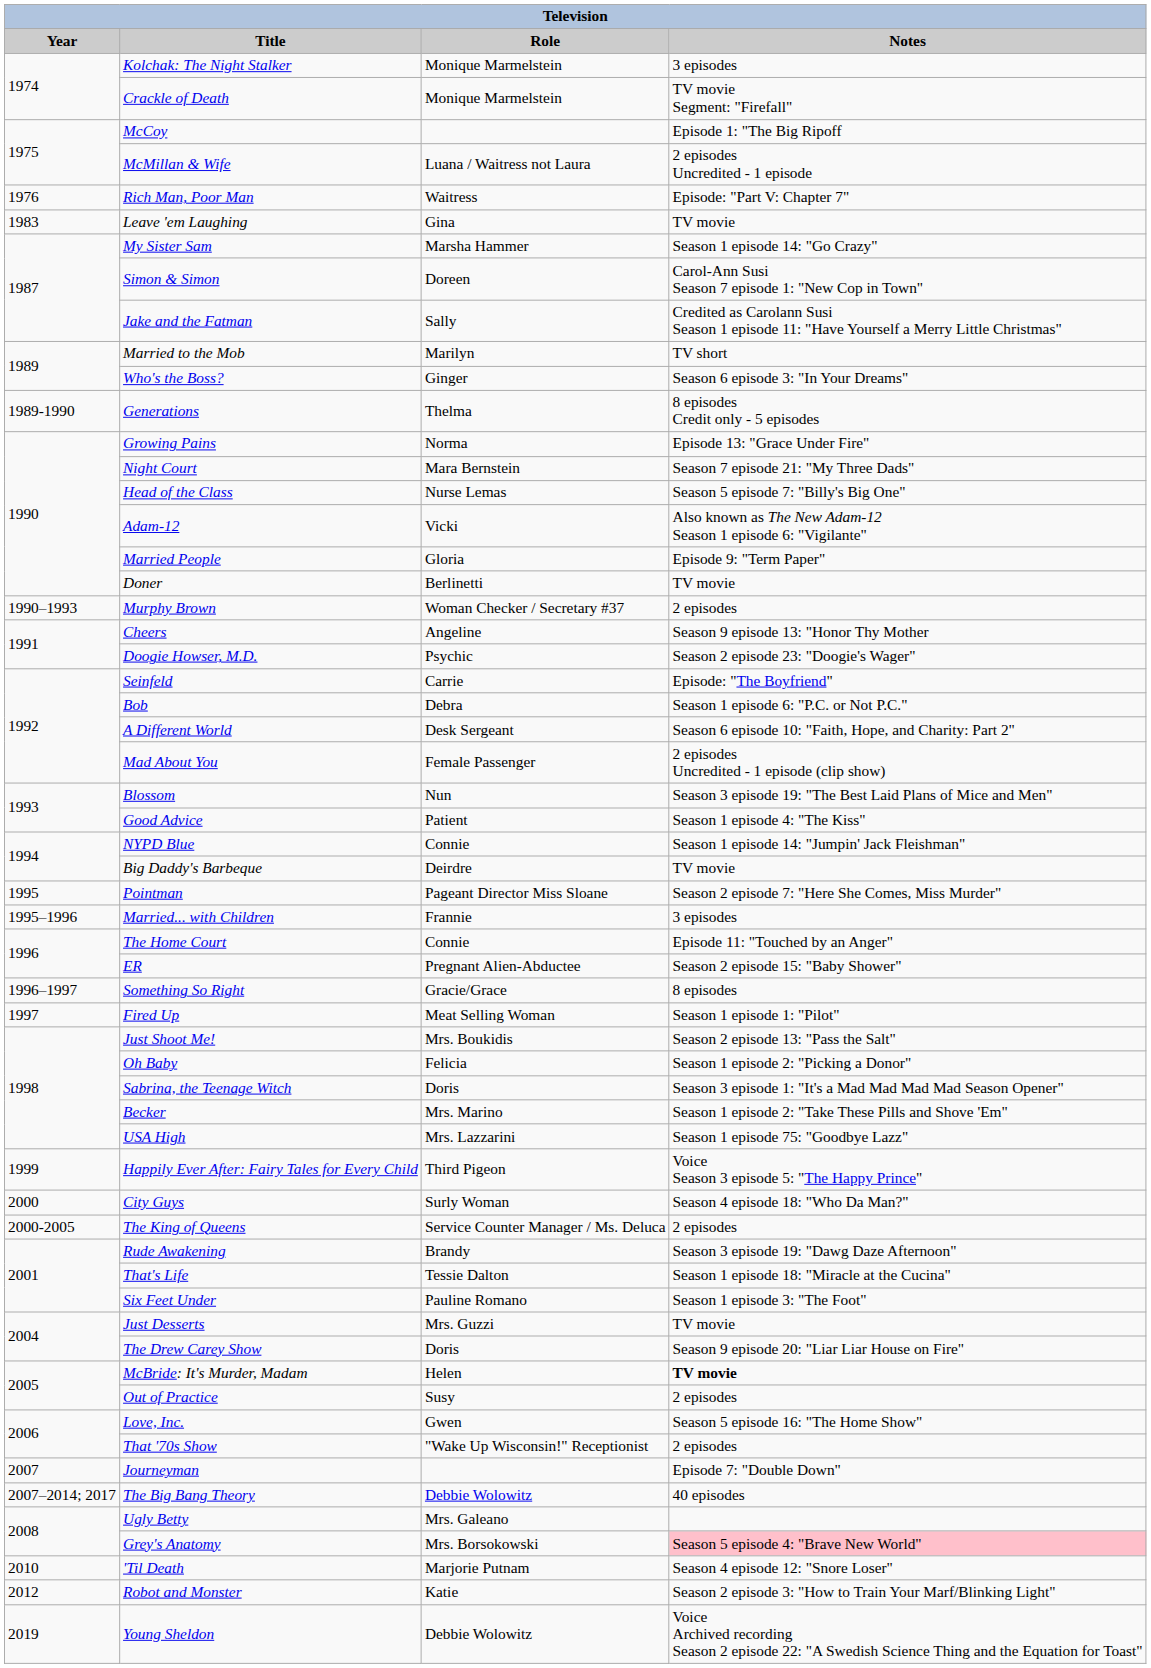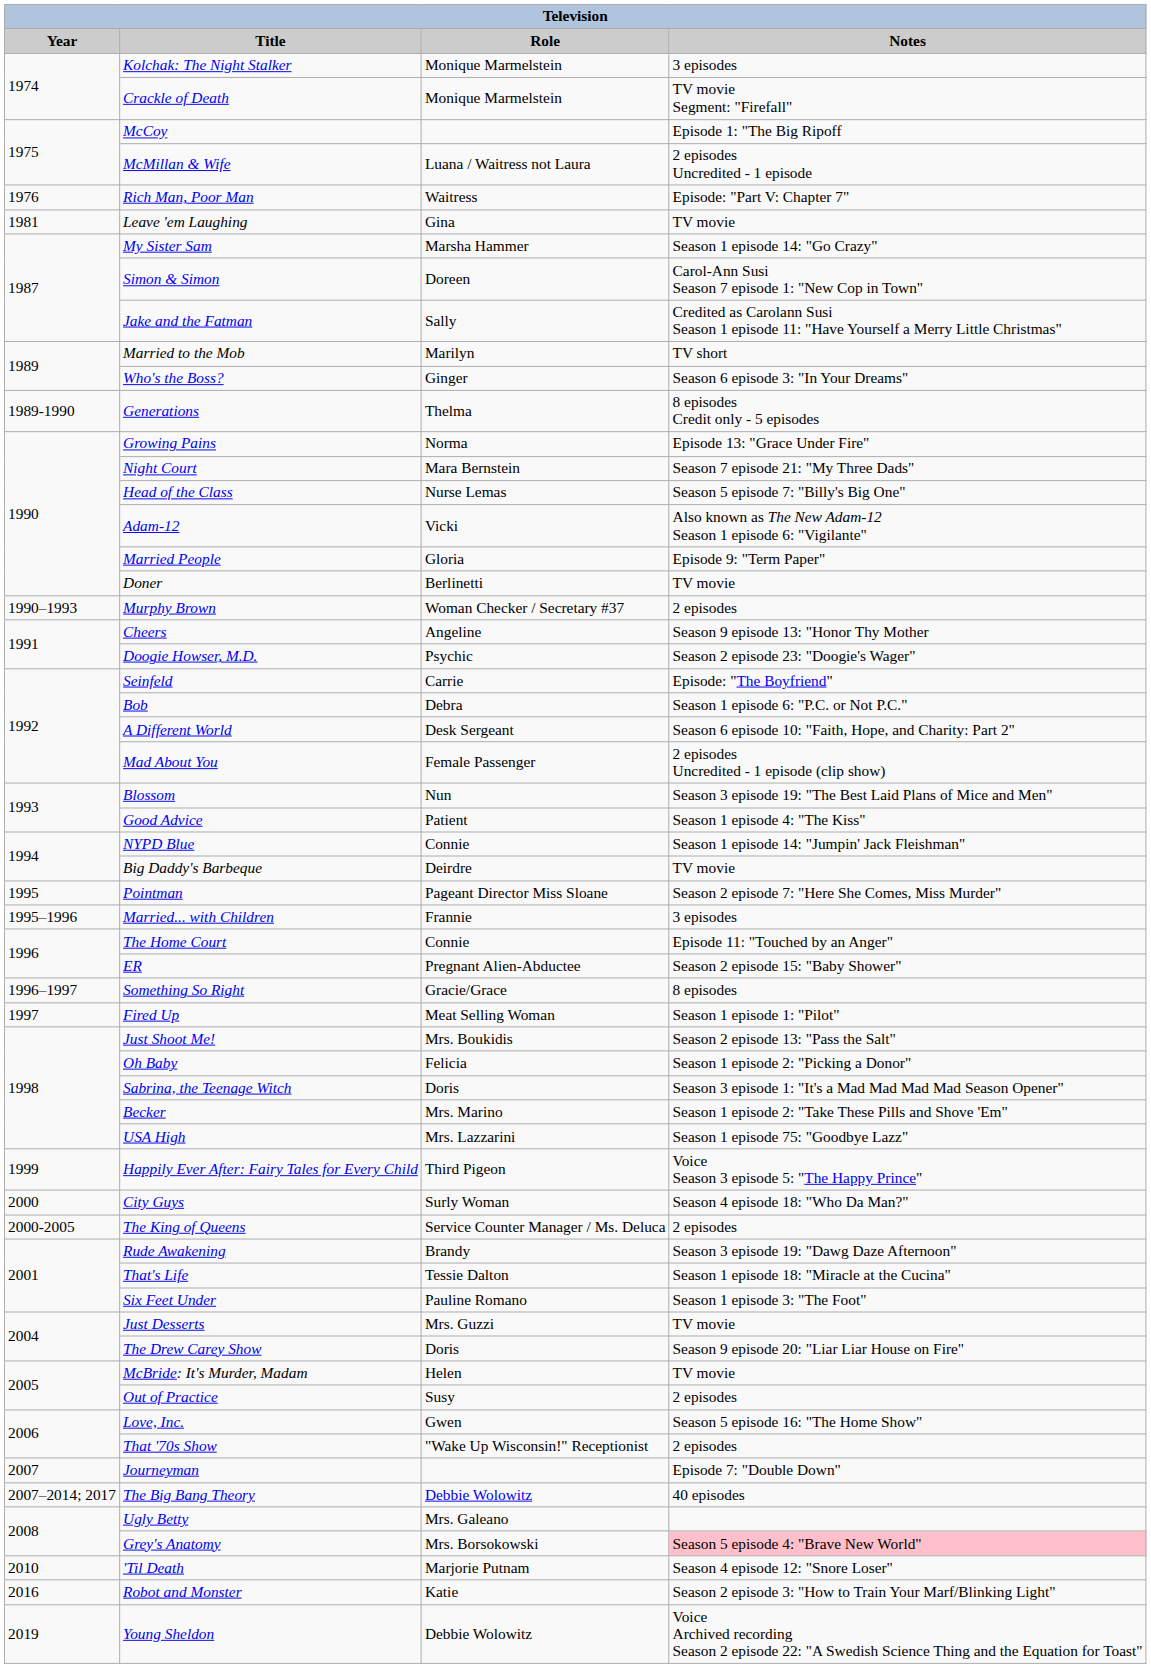(23, 221) 1983 -> (23, 221) 1981
(705, 1372) bold -> (704, 1372) normal
(23, 1592) 2012 -> (23, 1592) 2016
